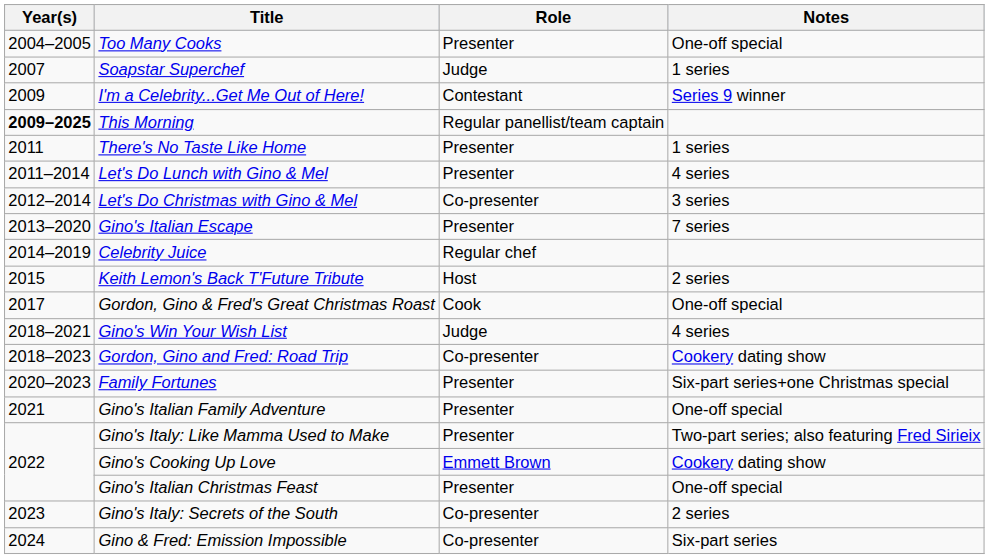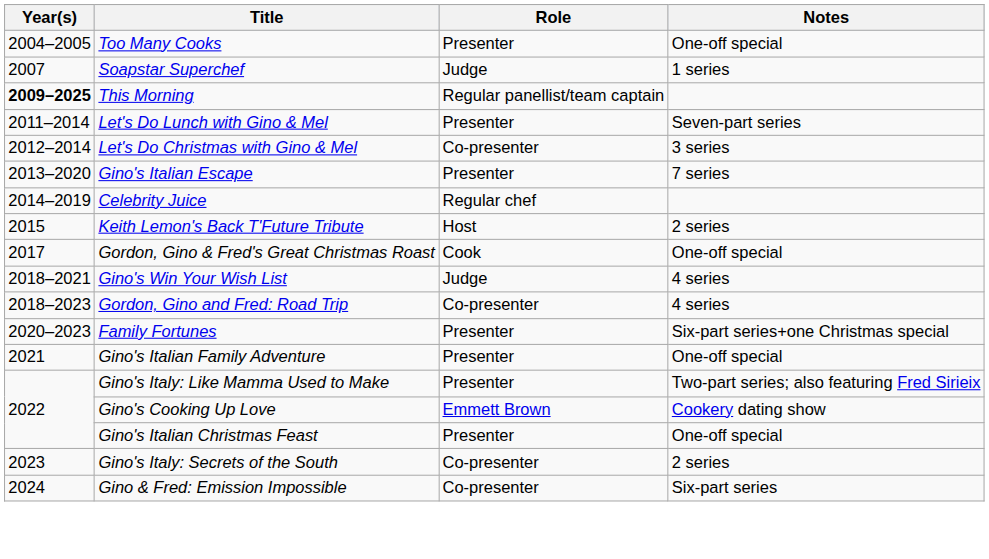- row: (231, 95)
- row: (202, 148)
(701, 174) 4 series -> (736, 122) Seven-part series
(749, 357) Cookery dating show -> (701, 305) 4 series
